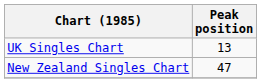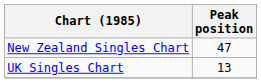rows swapped: (98, 68) <-> (66, 48)
